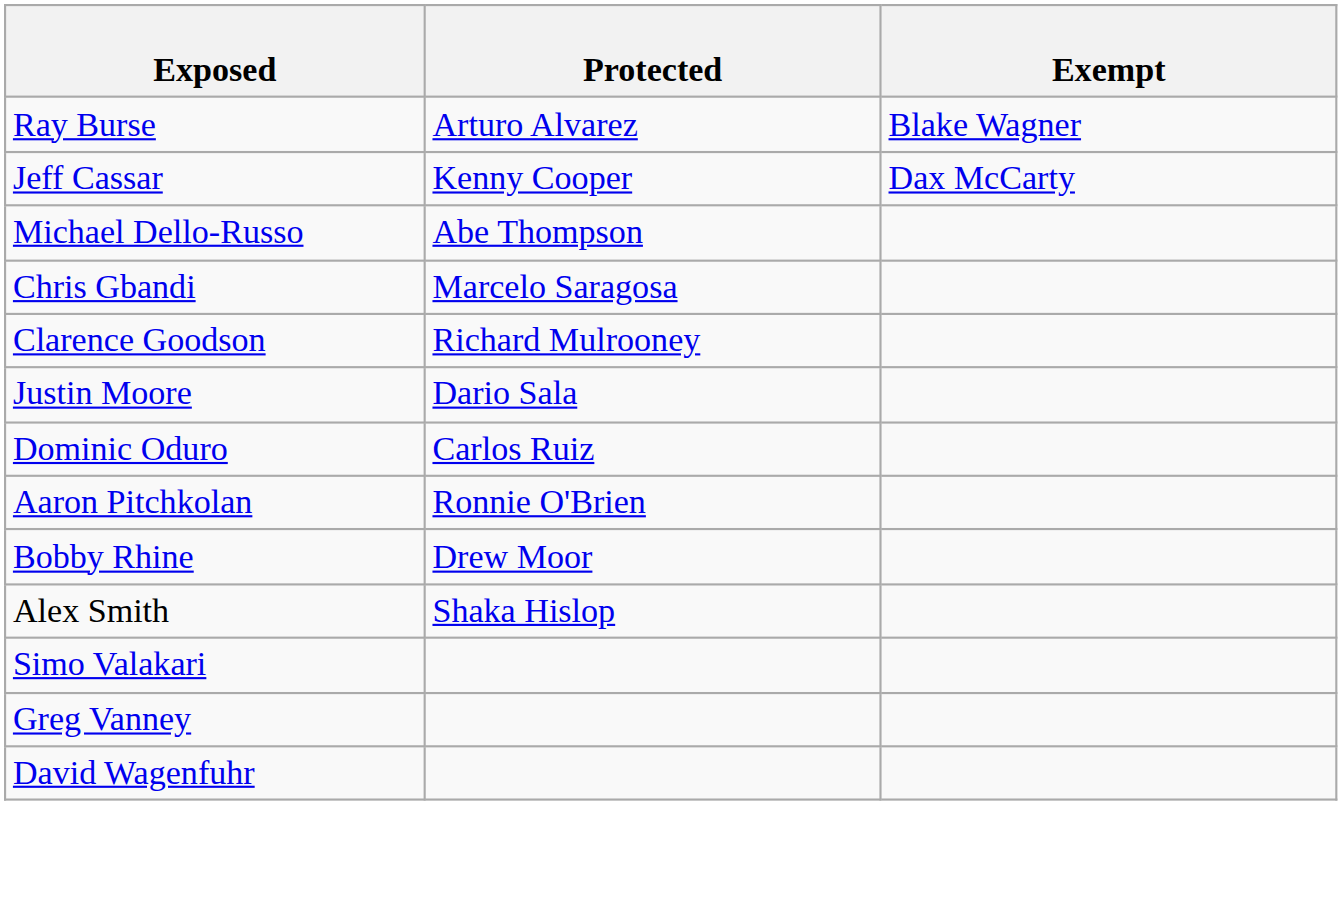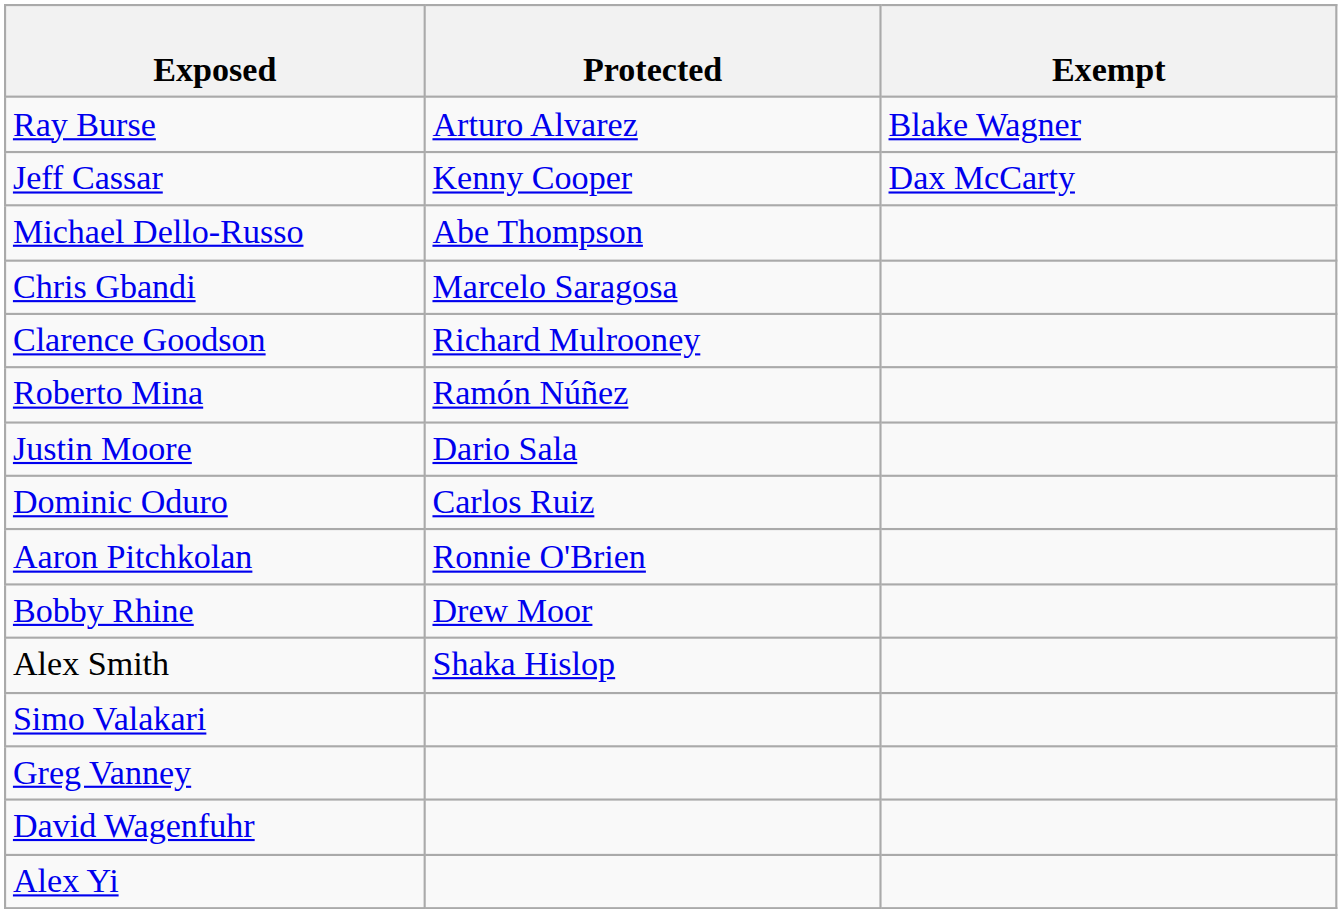+ row: (108, 394)
+ row: (66, 880)
